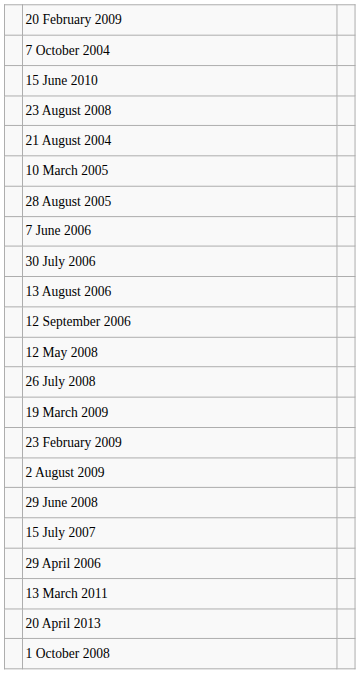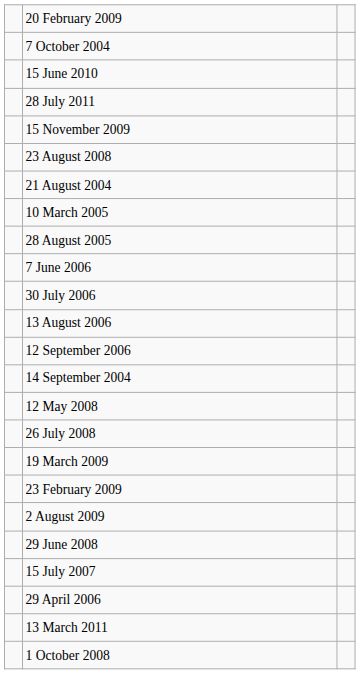+ row: (60, 101)
+ row: (78, 129)
+ row: (78, 378)
- row: (63, 623)
